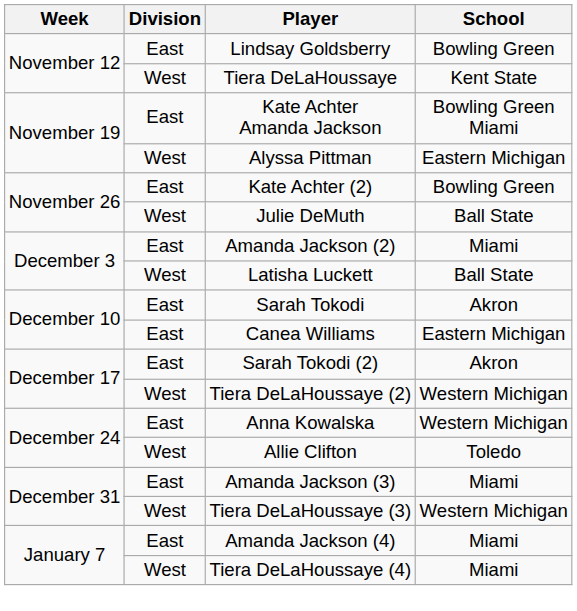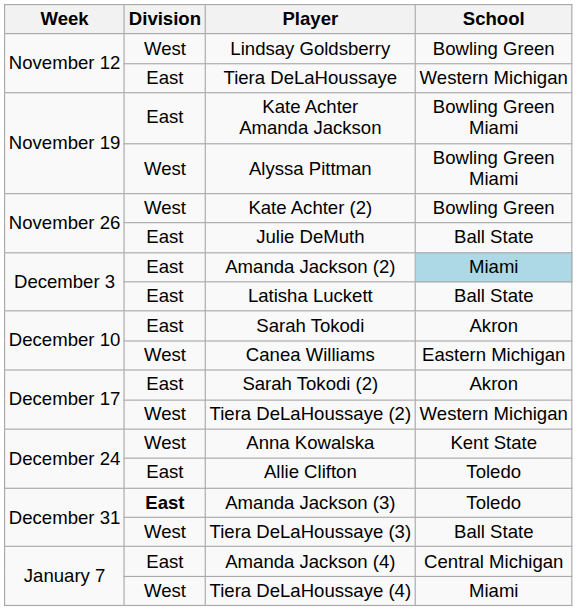(165, 48) East -> (165, 48) West
(165, 78) West -> (165, 78) East
(494, 78) Kent State -> (494, 78) Western Michigan
(494, 157) Eastern Michigan -> (494, 168) Bowling Green Miami
(165, 187) East -> (165, 208) West
(165, 216) West -> (165, 237) East
(494, 246) no background -> (494, 267) lightblue background
(165, 275) West -> (165, 296) East
(165, 334) East -> (165, 355) West
(165, 422) East -> (165, 443) West
(494, 422) Western Michigan -> (494, 443) Kent State
(165, 452) West -> (165, 473) East
(165, 481) normal -> (165, 502) bold
(494, 481) Miami -> (494, 502) Toledo
(494, 511) Western Michigan -> (494, 531) Ball State
(494, 540) Miami -> (494, 561) Central Michigan
